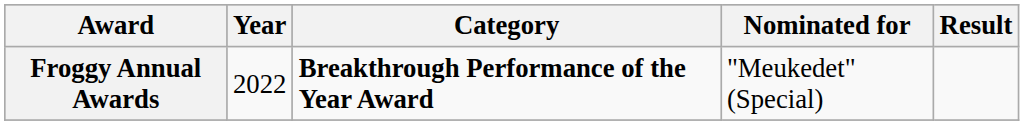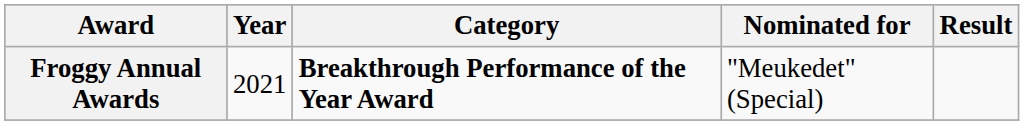(260, 83) 2022 -> (260, 83) 2021
